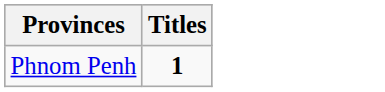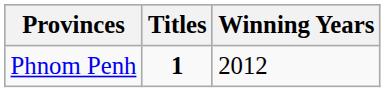+ column: (296, 25)
